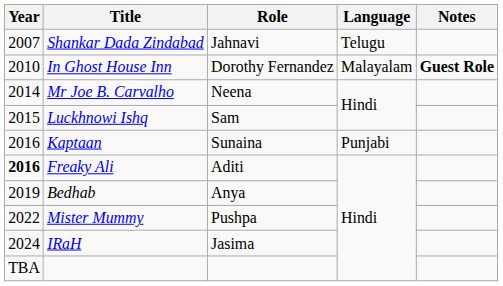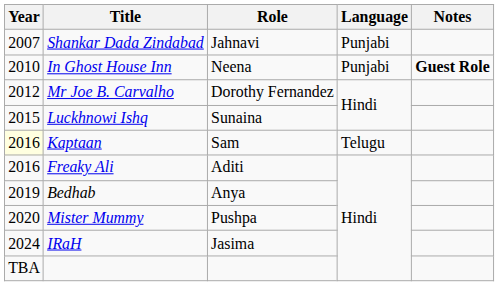(363, 42) Telugu -> (365, 42) Punjabi
(272, 67) Dorothy Fernandez -> (231, 67) Neena
(377, 67) Malayalam -> (365, 67) Punjabi
(24, 92) 2014 -> (24, 92) 2012
(231, 92) Neena -> (272, 92) Dorothy Fernandez
(225, 117) Sam -> (237, 117) Sunaina
(24, 142) no background -> (24, 142) lightyellow background
(237, 142) Sunaina -> (225, 142) Sam
(365, 142) Punjabi -> (363, 142) Telugu
(24, 167) bold -> (24, 167) normal
(24, 218) 2022 -> (24, 218) 2020
